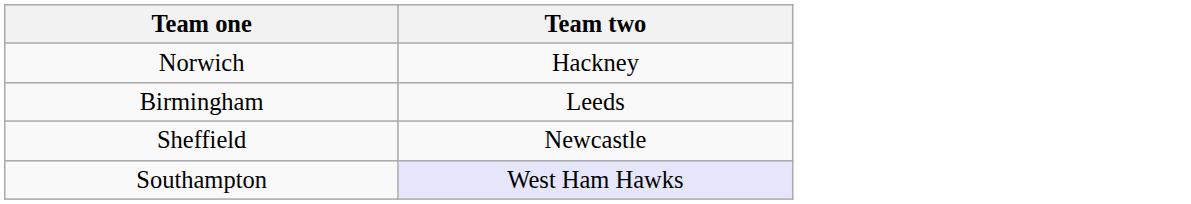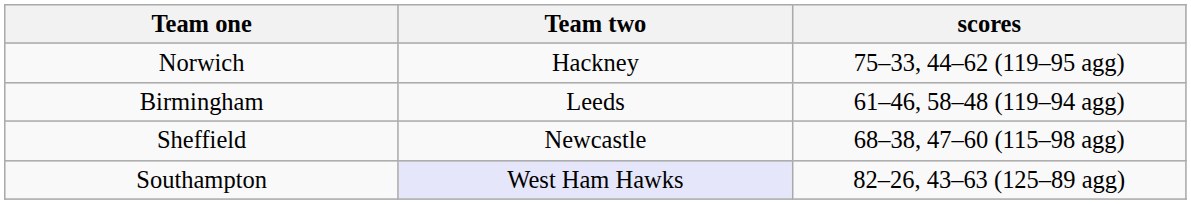+ column: (989, 23)
